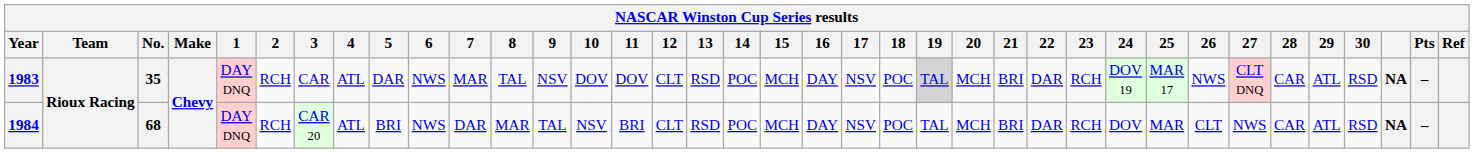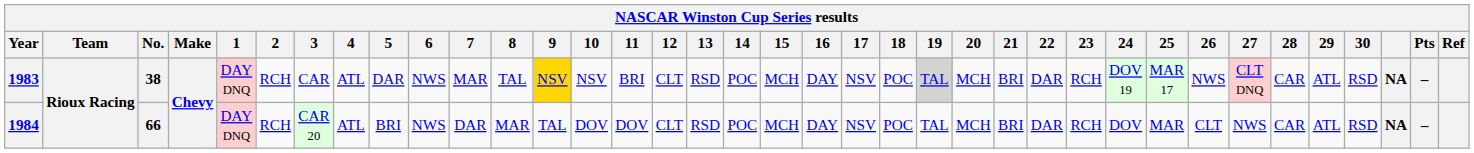(153, 80) 35 -> (153, 80) 38
(552, 80) no background -> (552, 80) gold background
(591, 80) DOV -> (591, 80) NSV
(632, 80) DOV -> (632, 80) BRI
(153, 125) 68 -> (153, 125) 66
(591, 125) NSV -> (591, 125) DOV
(632, 125) BRI -> (632, 125) DOV
